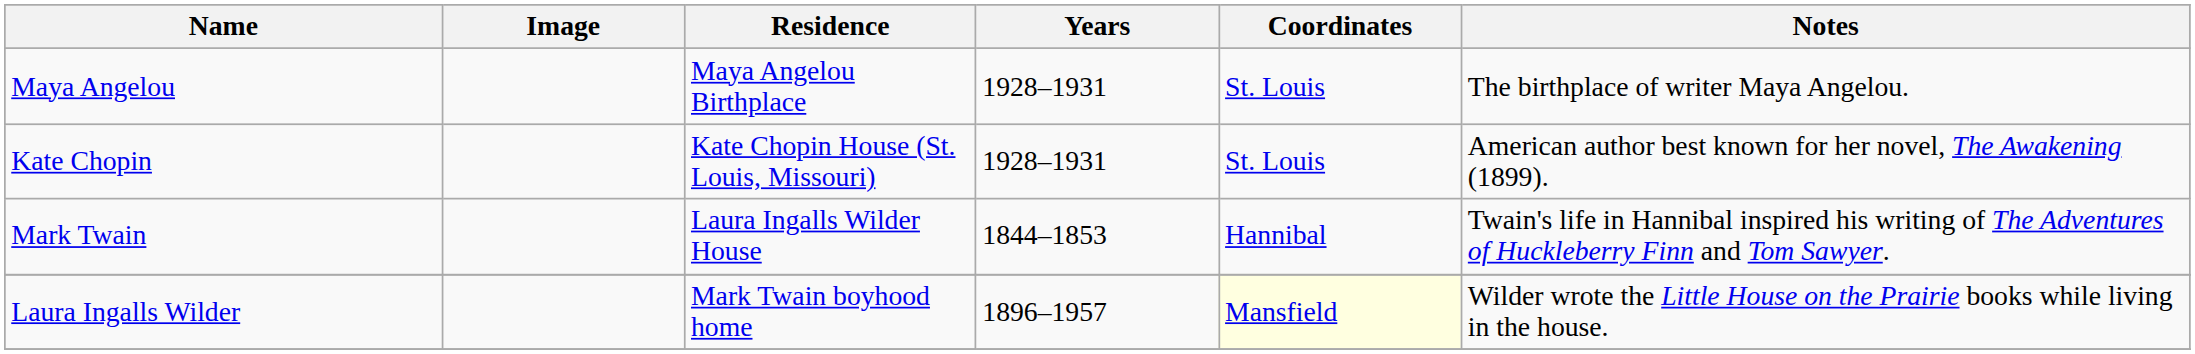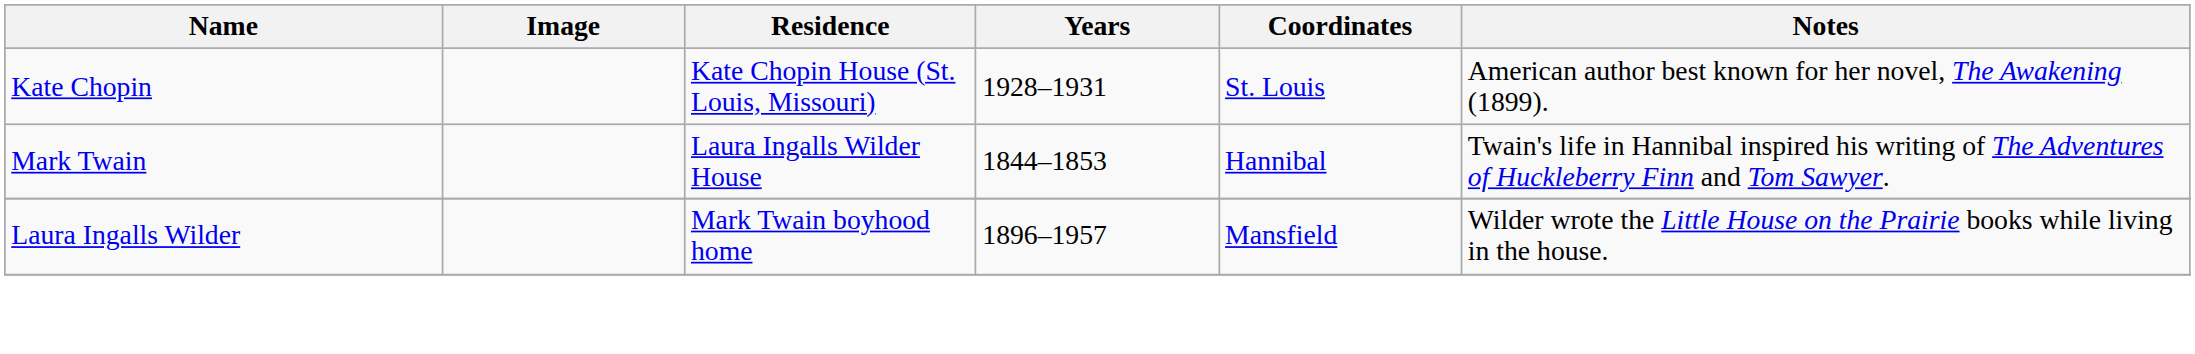- row: (93, 85)
(1281, 311) lightyellow background -> (1281, 235) no background
